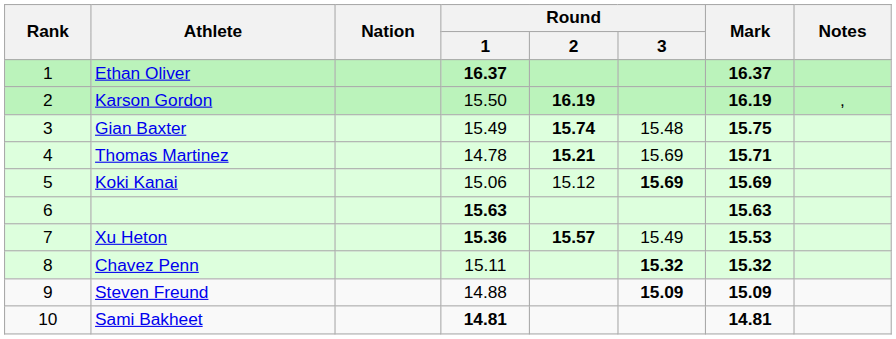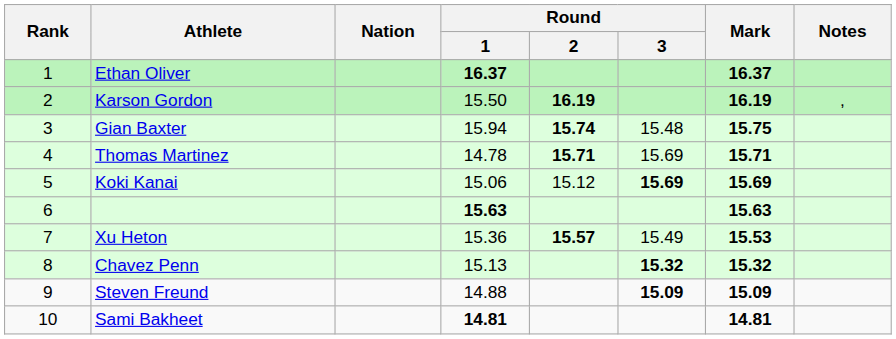(485, 127) 15.49 -> (485, 127) 15.94
(574, 155) 15.21 -> (574, 155) 15.71
(485, 237) bold -> (485, 237) normal
(485, 264) 15.11 -> (485, 264) 15.13
